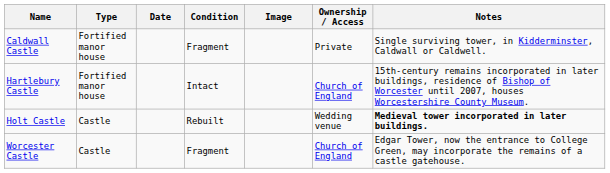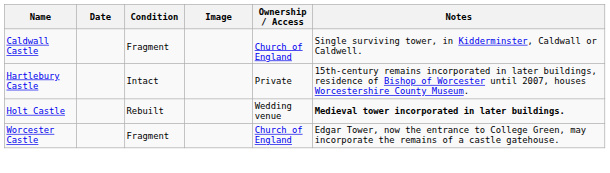- column: (106, 17)
(333, 46) Private -> (279, 51) Church of England
(339, 91) Church of England -> (273, 81) Private
